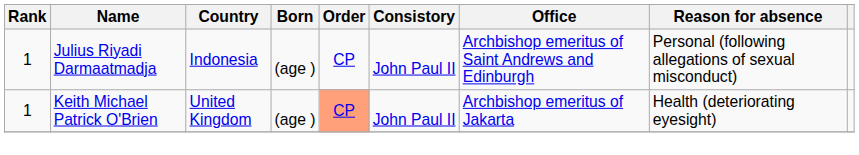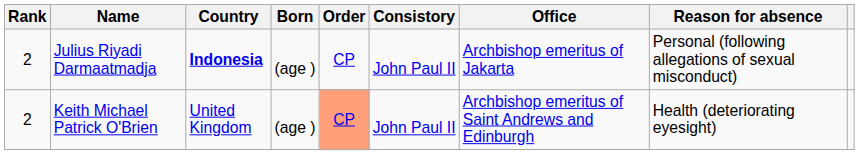(27, 59) 1 -> (27, 59) 2
(224, 59) normal -> (226, 59) bold
(543, 59) Archbishop emeritus of Saint Andrews and Edinburgh -> (543, 59) Archbishop emeritus of Jakarta
(27, 110) 1 -> (27, 119) 2
(543, 110) Archbishop emeritus of Jakarta -> (543, 119) Archbishop emeritus of Saint Andrews and Edinburgh
